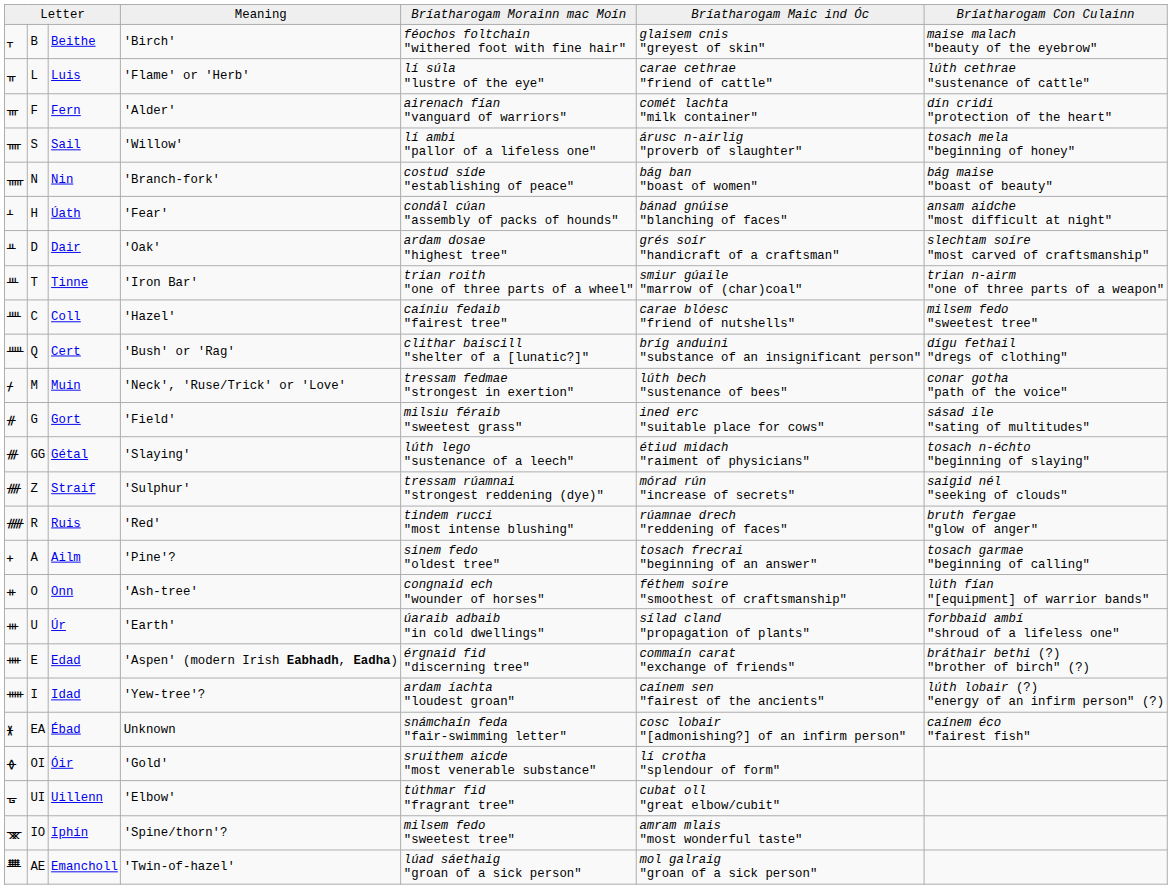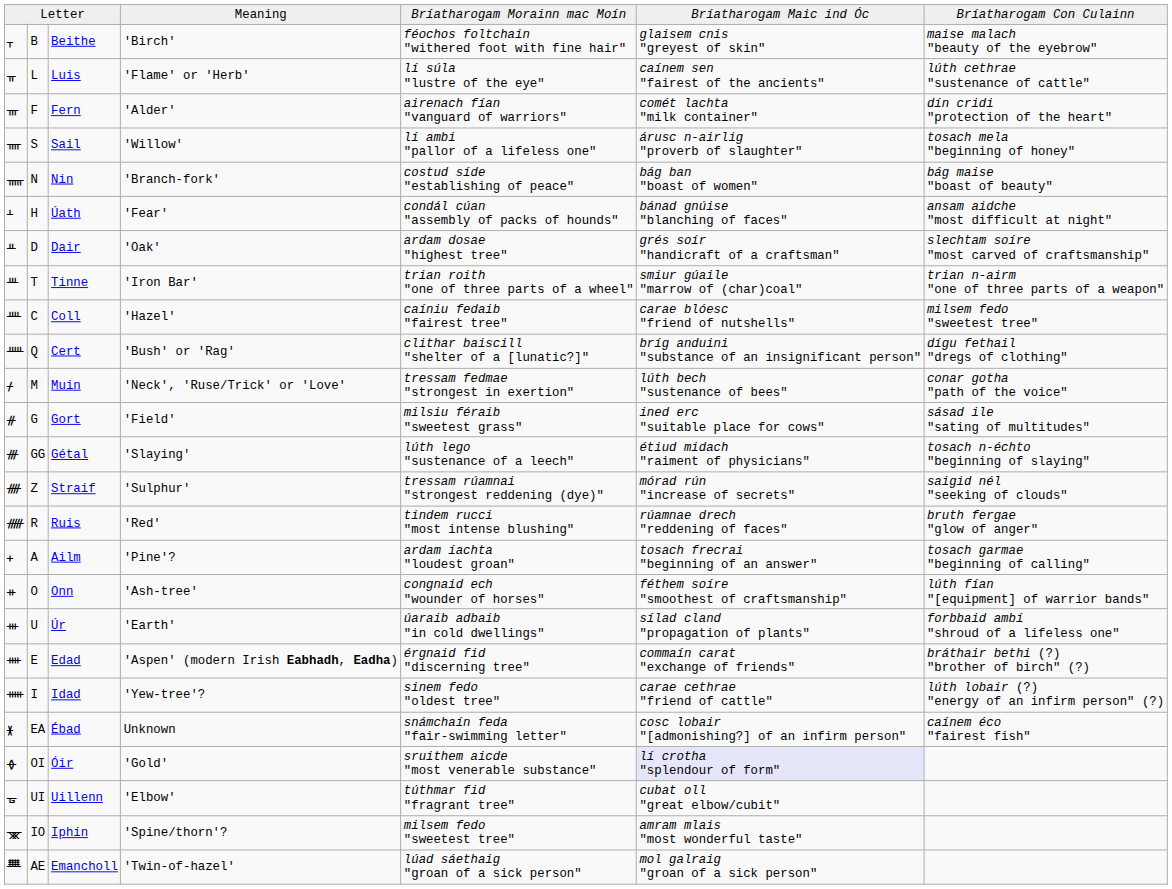(706, 76) carae cethrae "friend of cattle" -> (732, 76) caínem sen "fairest of the ancients"
(452, 557) sinem fedo "oldest tree" -> (459, 557) ardam íachta "loudest groan"
(459, 695) ardam íachta "loudest groan" -> (452, 695) sinem fedo "oldest tree"
(732, 695) caínem sen "fairest of the ancients" -> (706, 695) carae cethrae "friend of cattle"
(710, 764) no background -> (710, 764) lavender background
